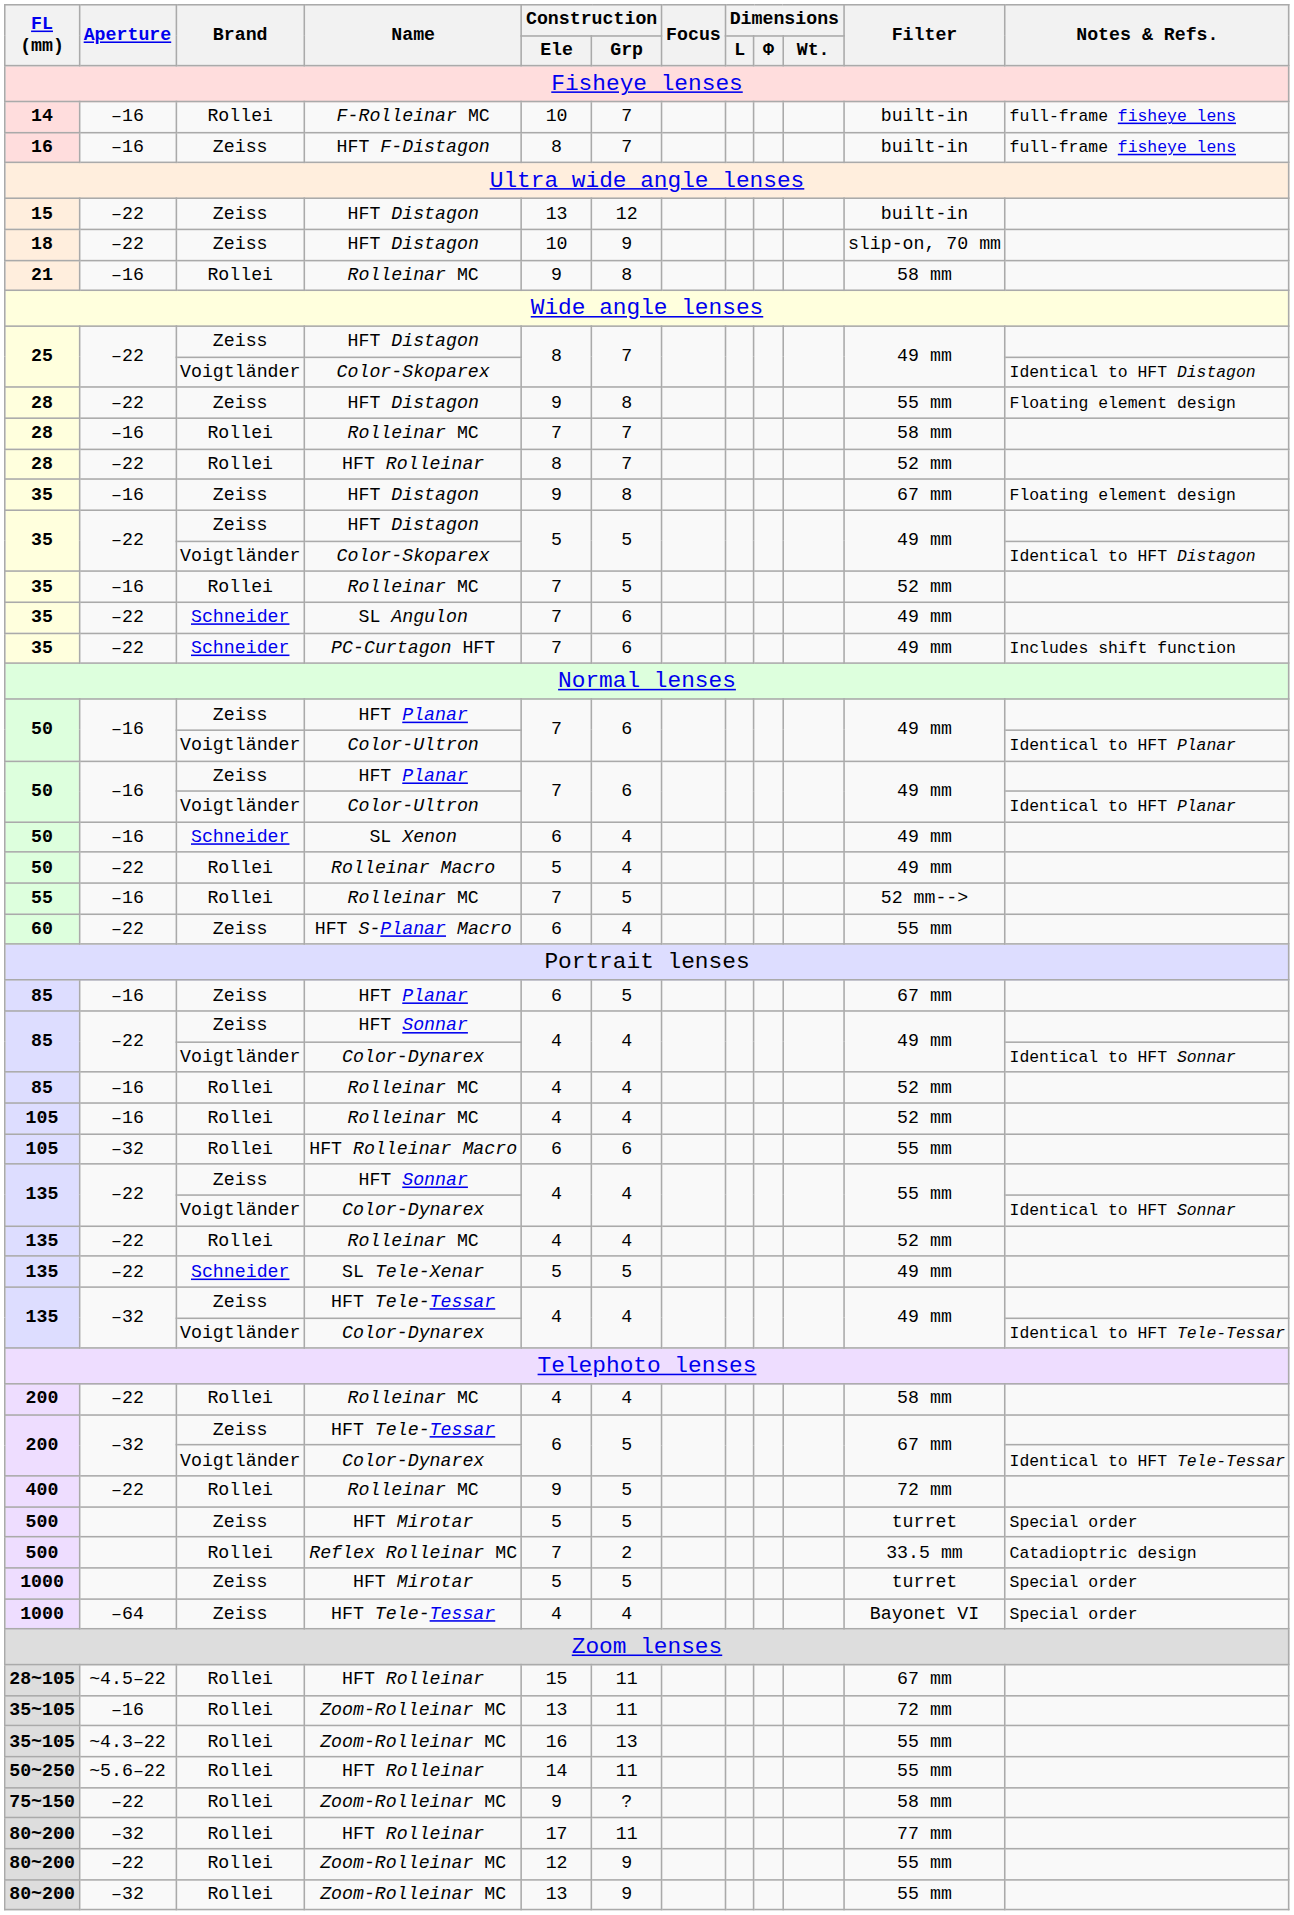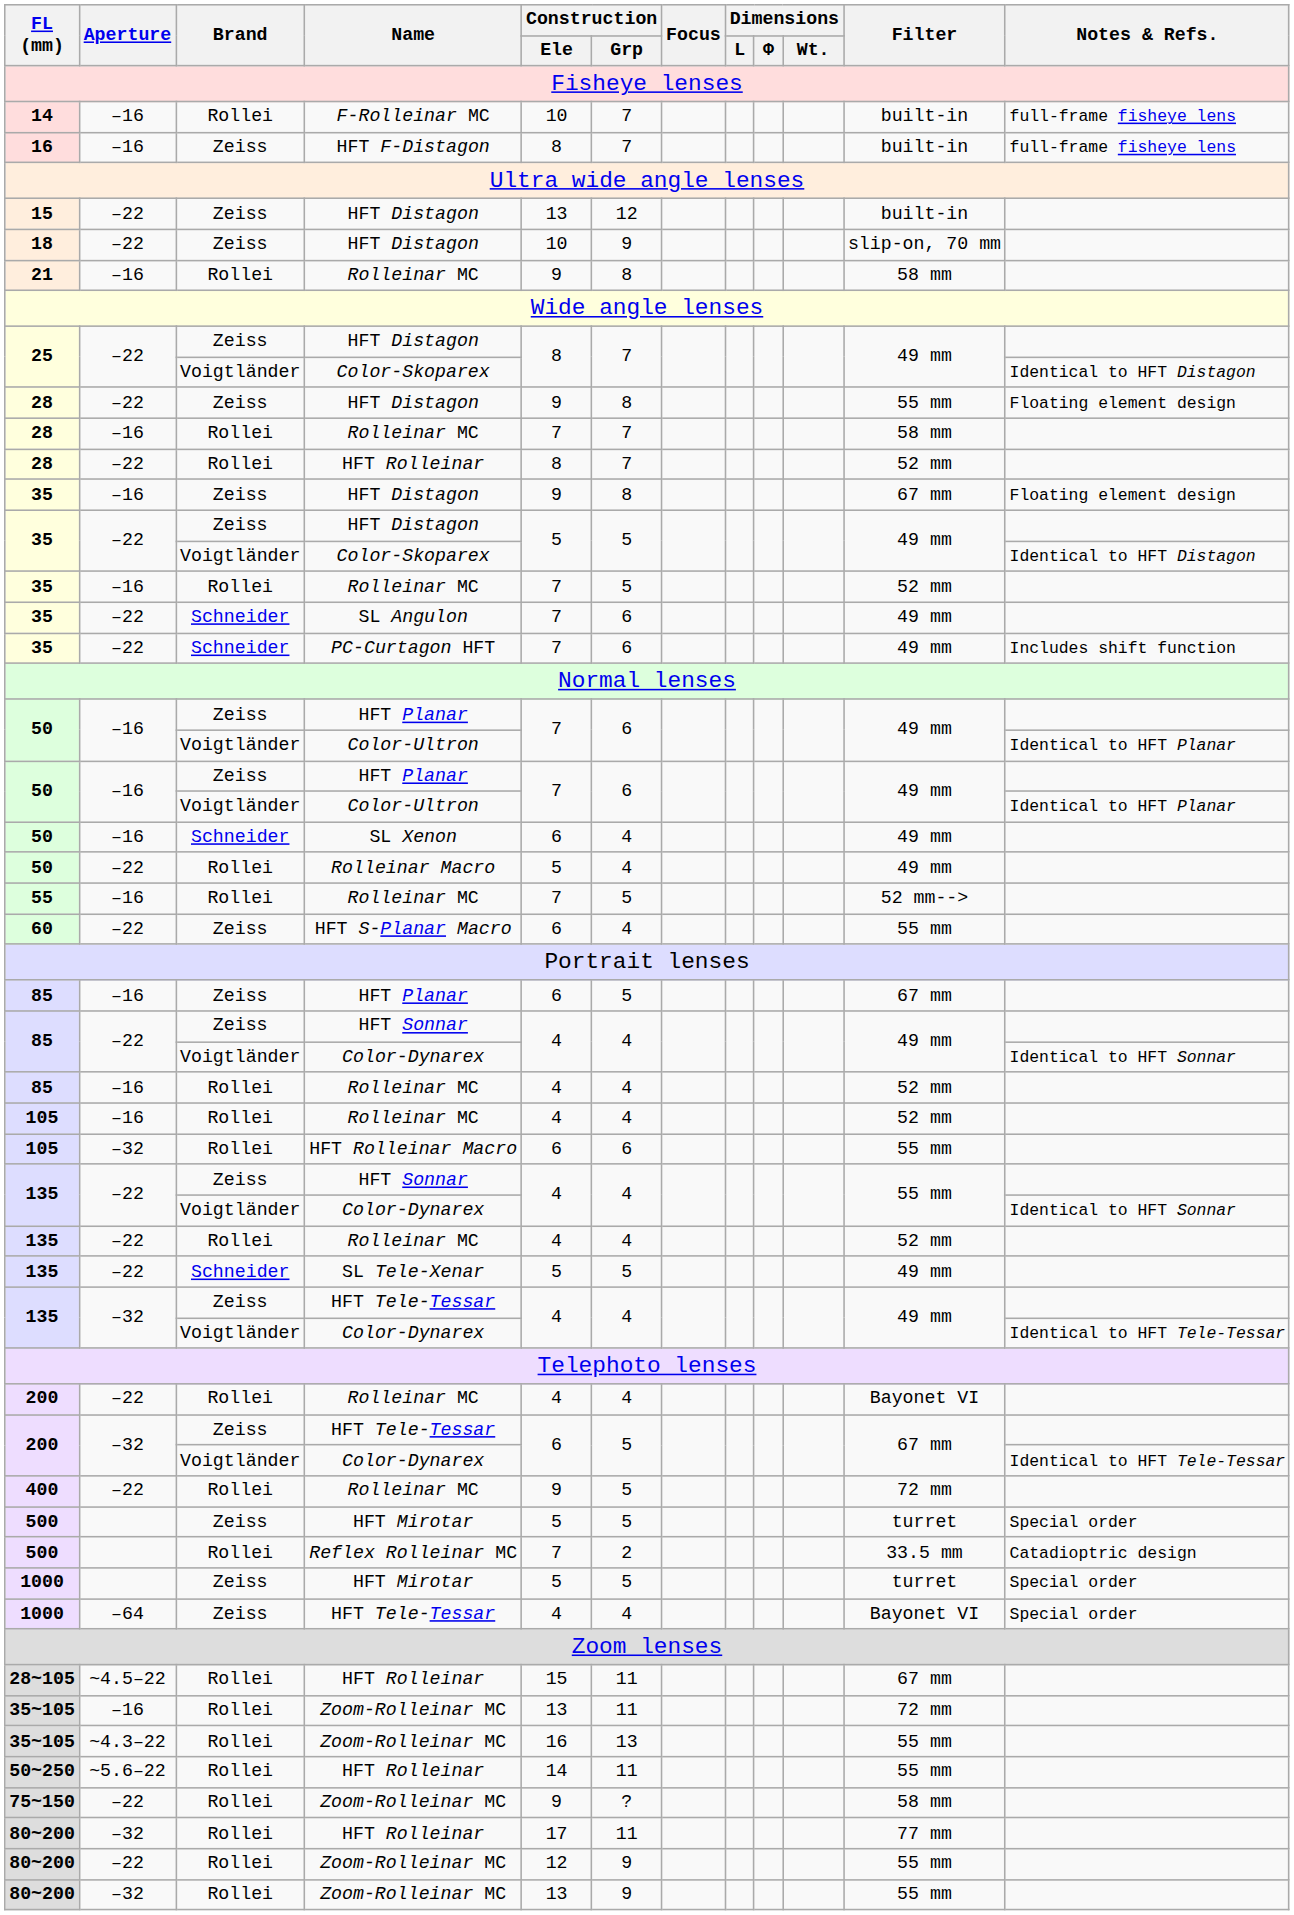(924, 1399) 58 mm -> (924, 1399) Bayonet VI
